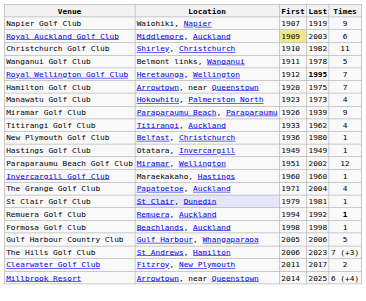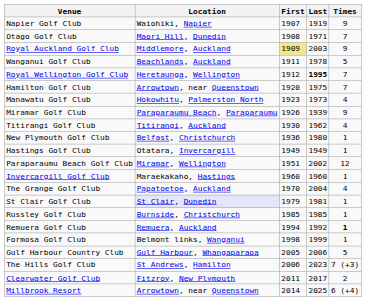+ row: (41, 36)
(345, 36) 6 -> (345, 49) 9
- row: (58, 49)
(191, 62) Belmont links, Wanganui -> (184, 62) Beachlands, Auckland
(291, 125) 1933 -> (291, 125) 1930
(291, 189) 1971 -> (291, 189) 1970
+ row: (46, 214)
(184, 227) Beachlands, Auckland -> (191, 239) Belmont links, Wanganui
(318, 227) 1998 -> (318, 239) 1999
